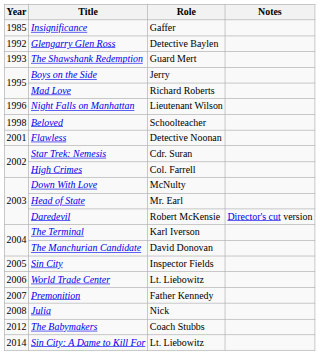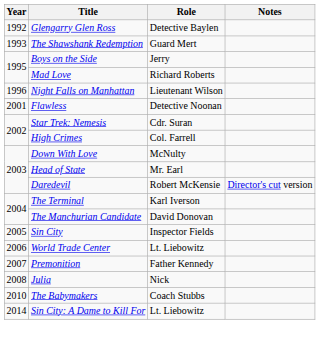- row: (59, 28)
- row: (47, 122)
(17, 327) 2012 -> (17, 295) 2010
